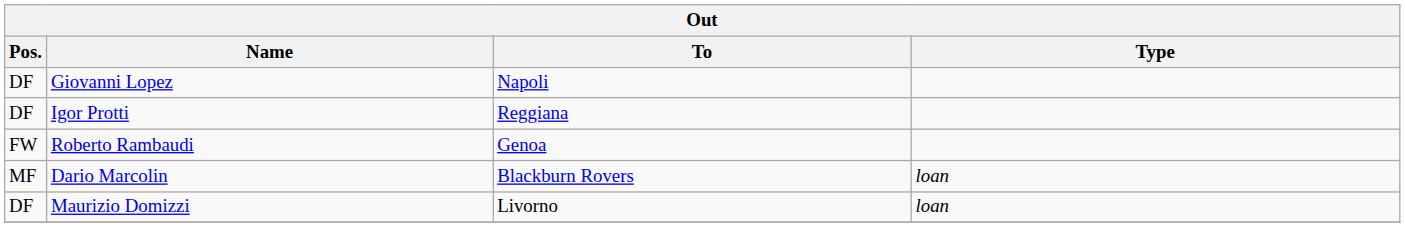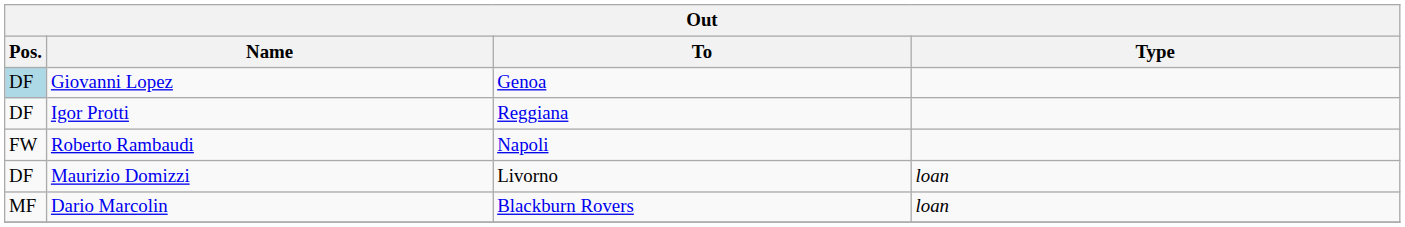(21, 82) no background -> (21, 82) lightblue background
(523, 82) Napoli -> (522, 82) Genoa
(522, 144) Genoa -> (523, 144) Napoli
rows swapped: (120, 207) <-> (109, 176)
